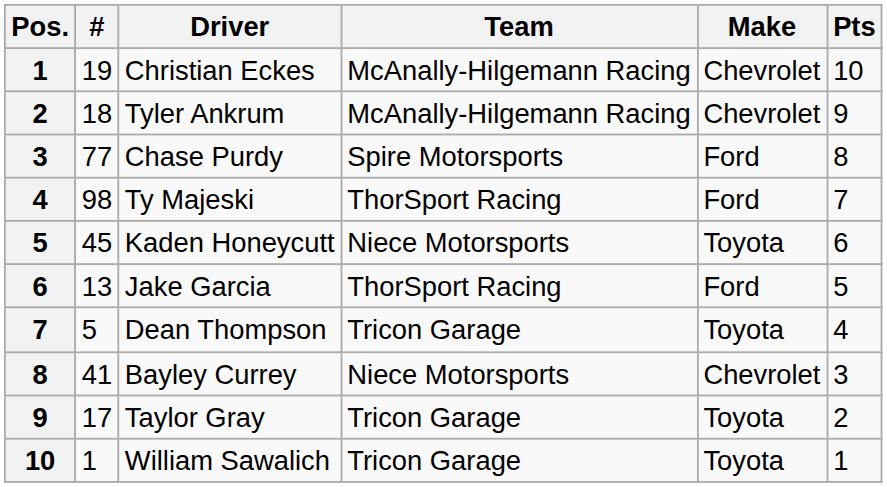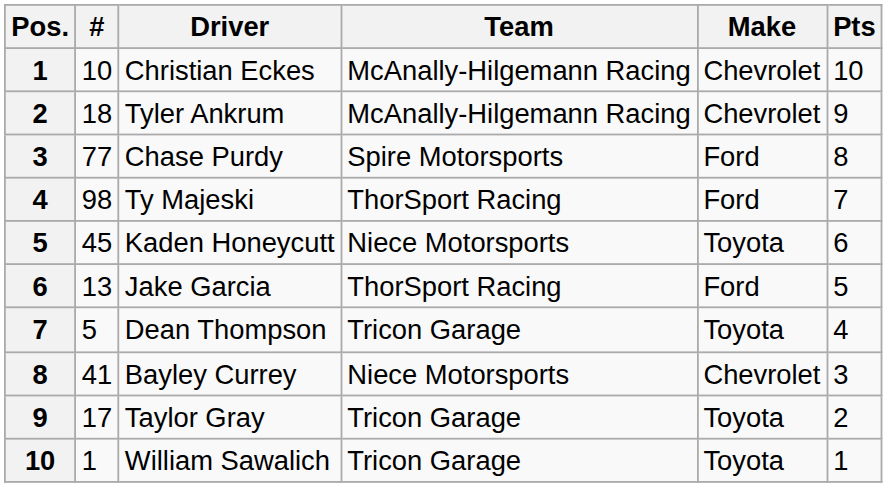(97, 70) 19 -> (97, 70) 10
